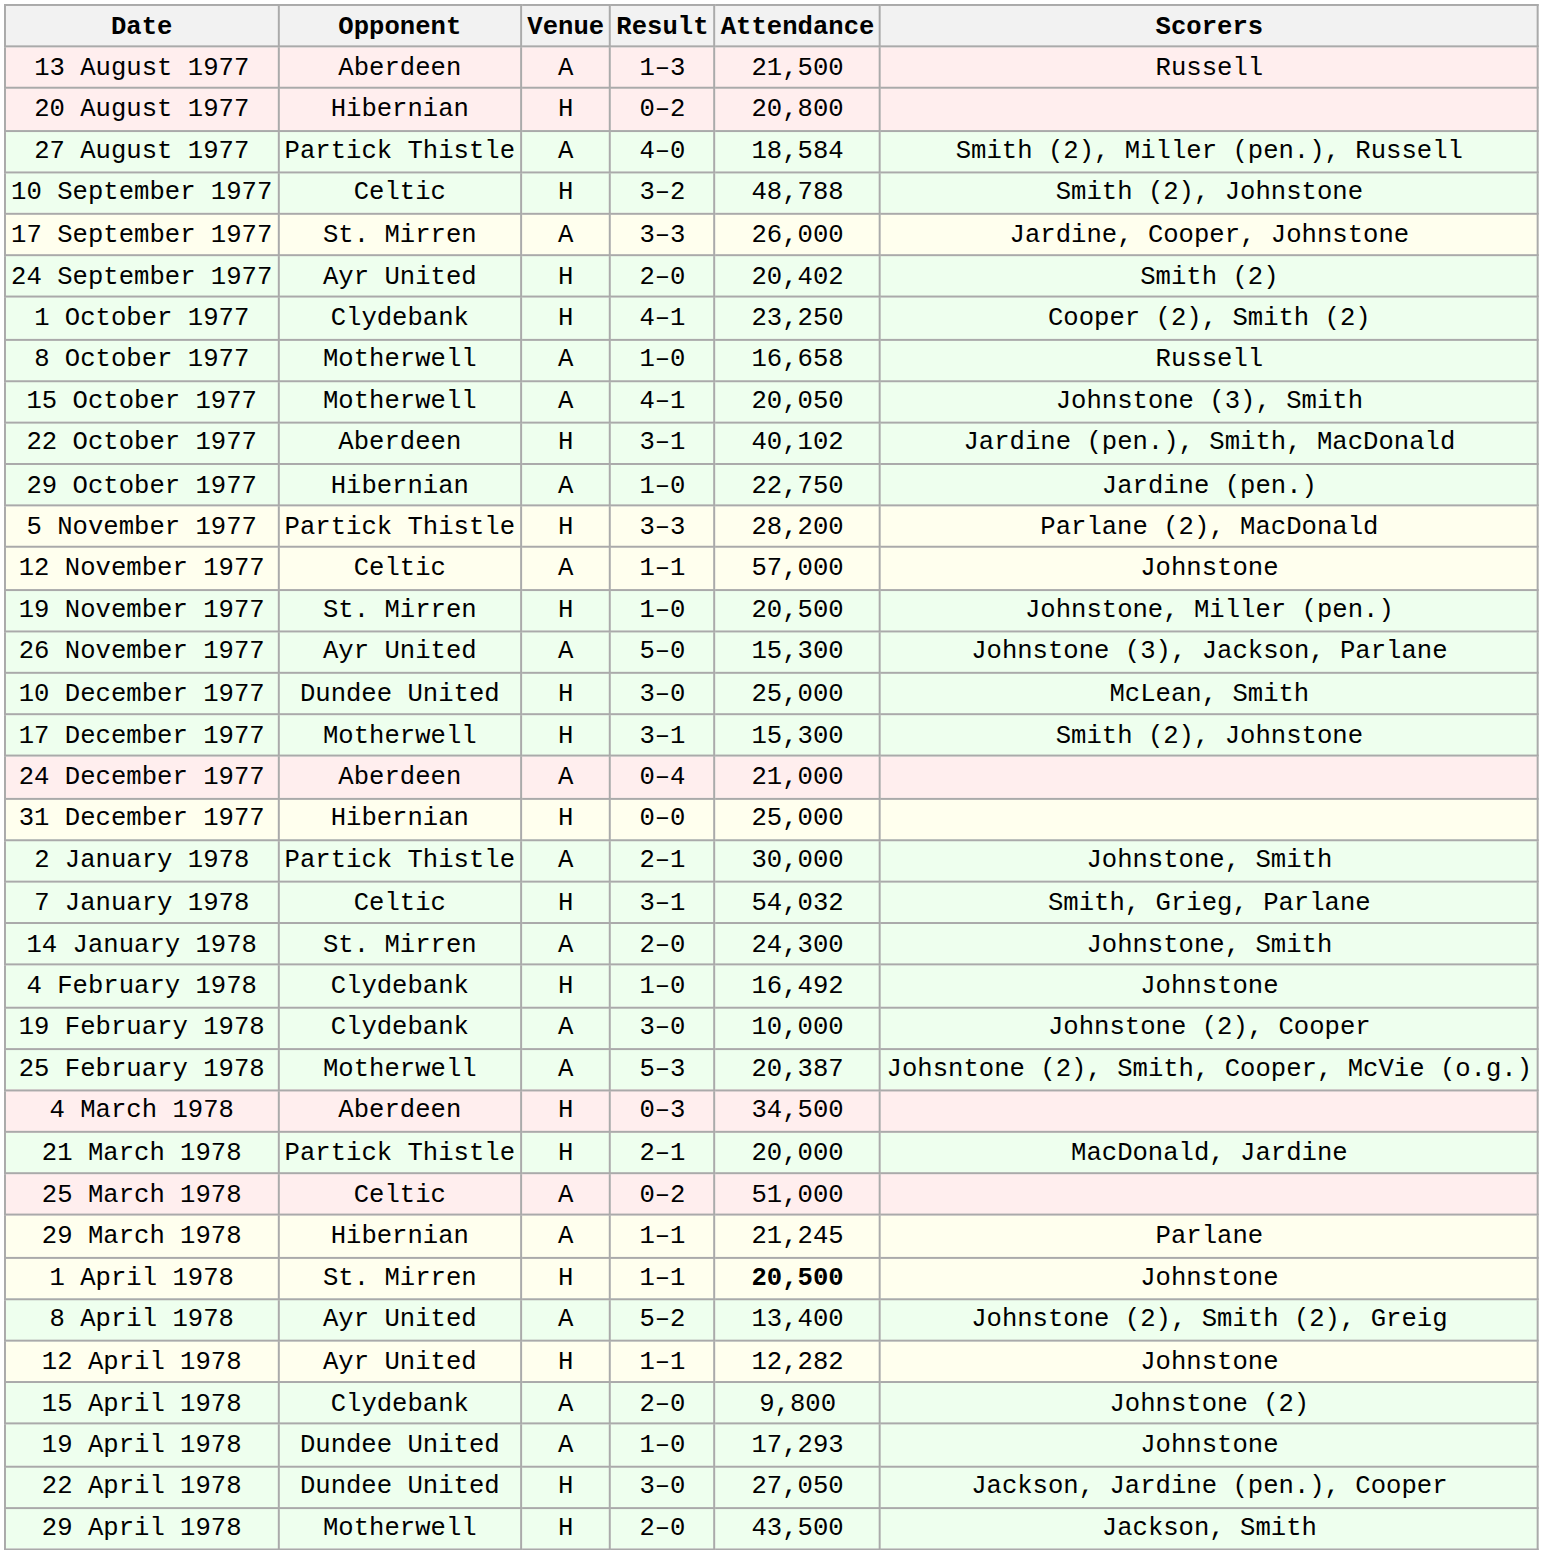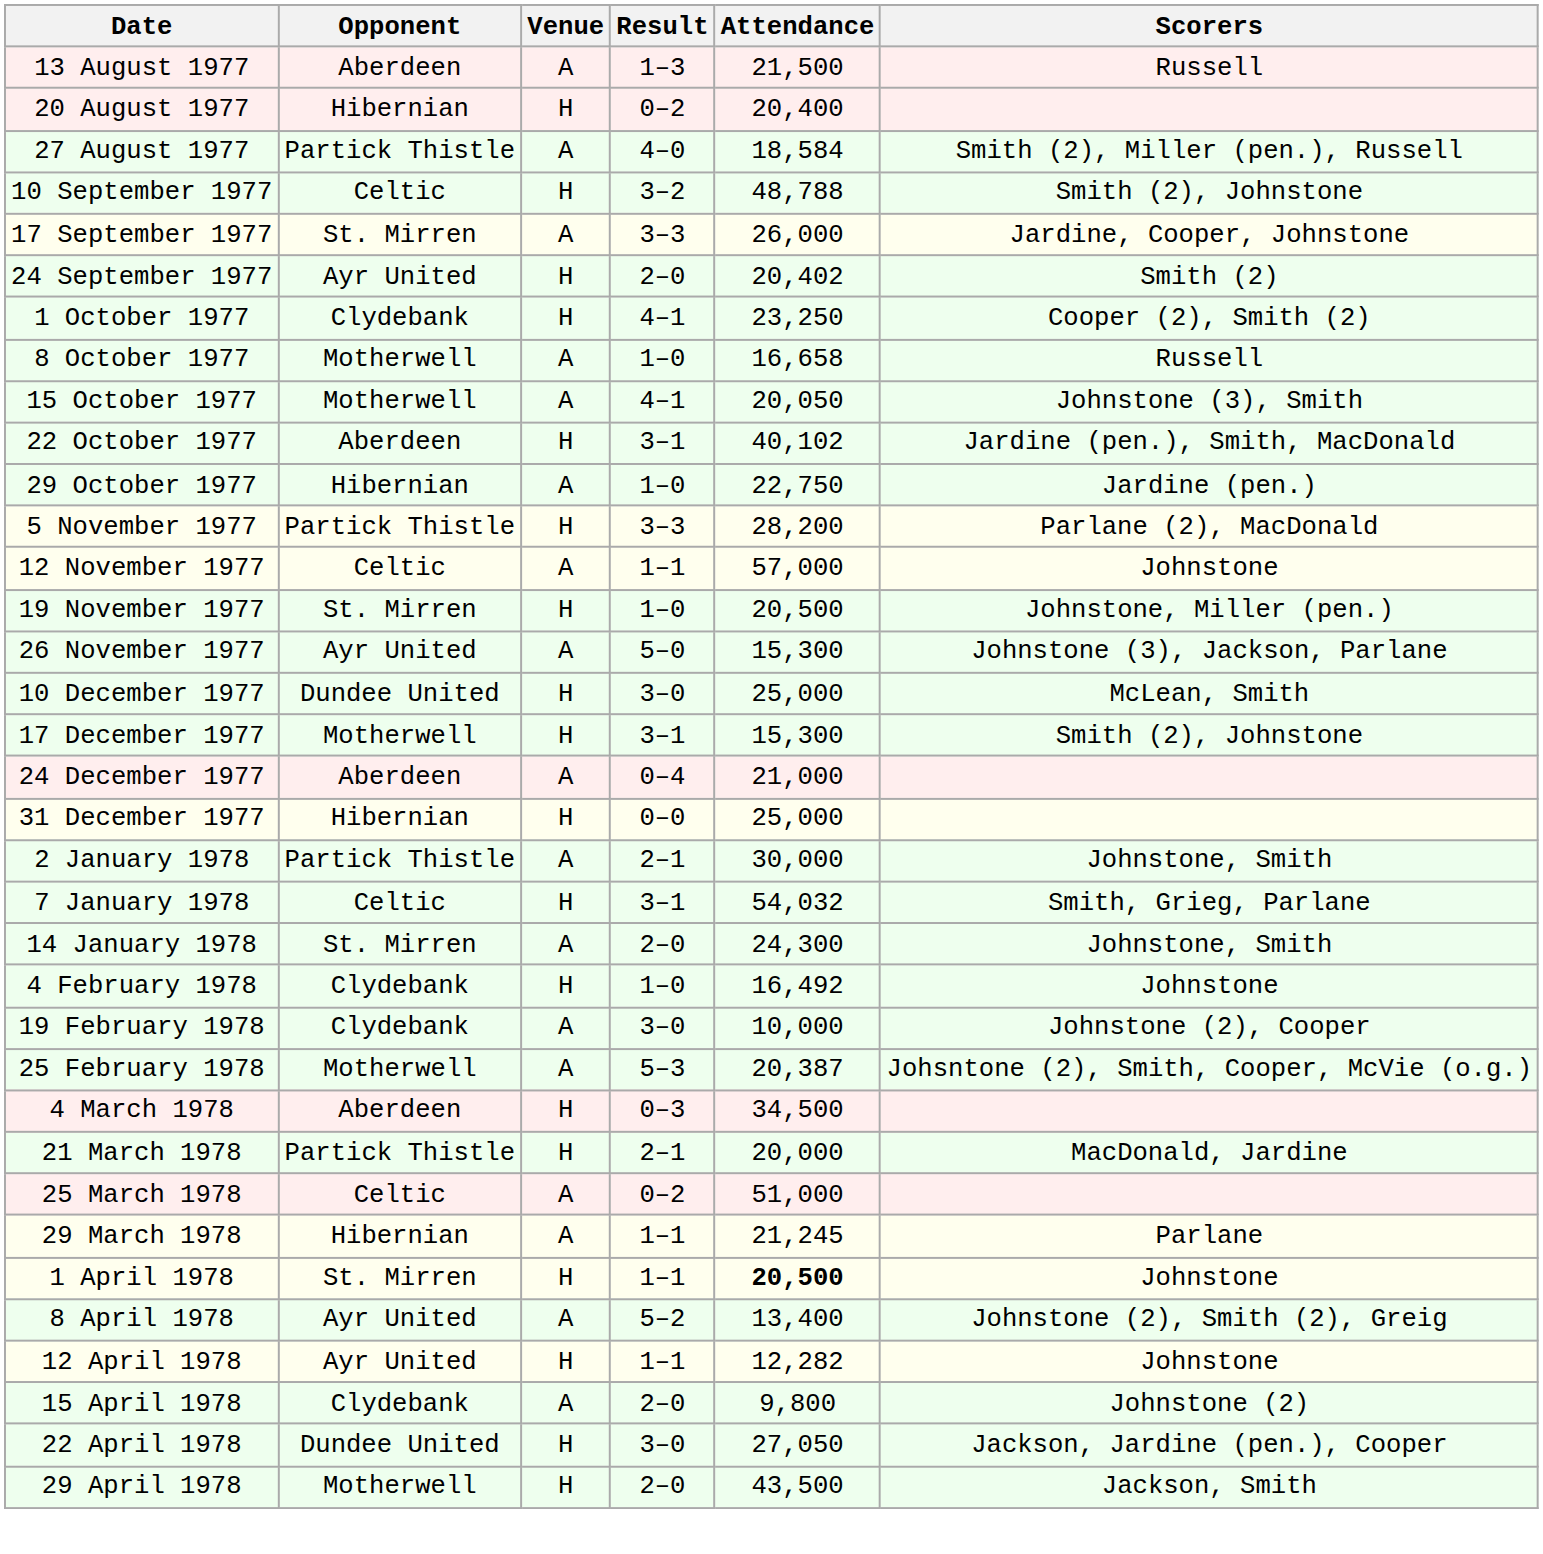(798, 109) 20,800 -> (798, 109) 20,400
- row: (142, 1445)
